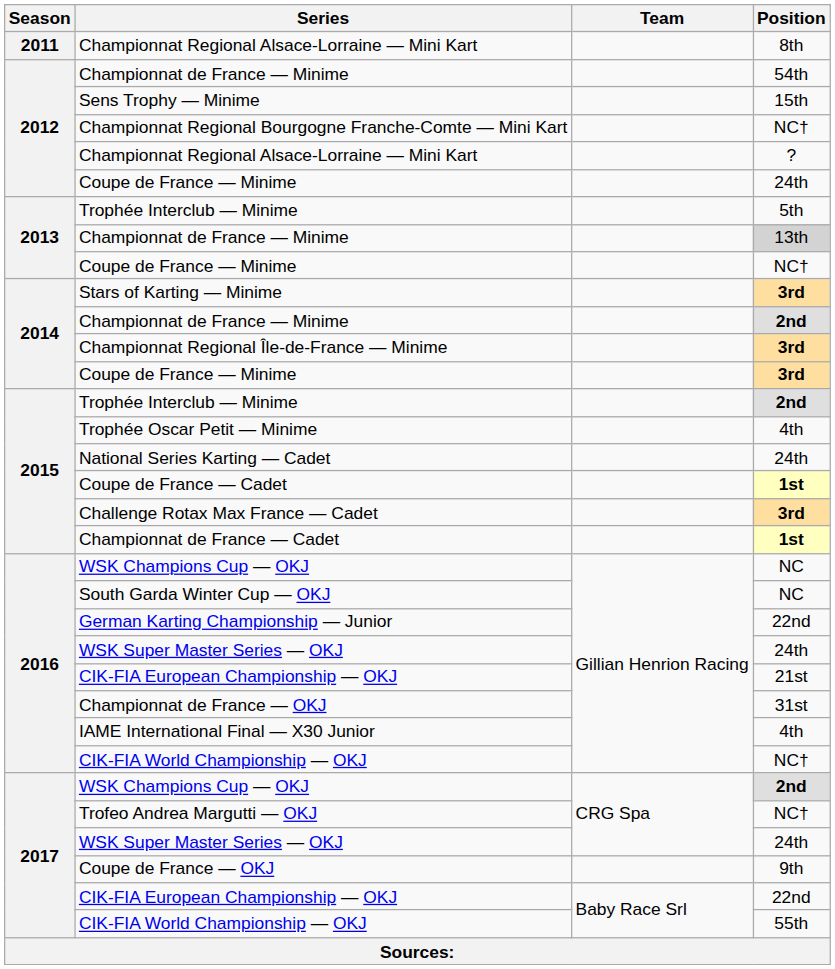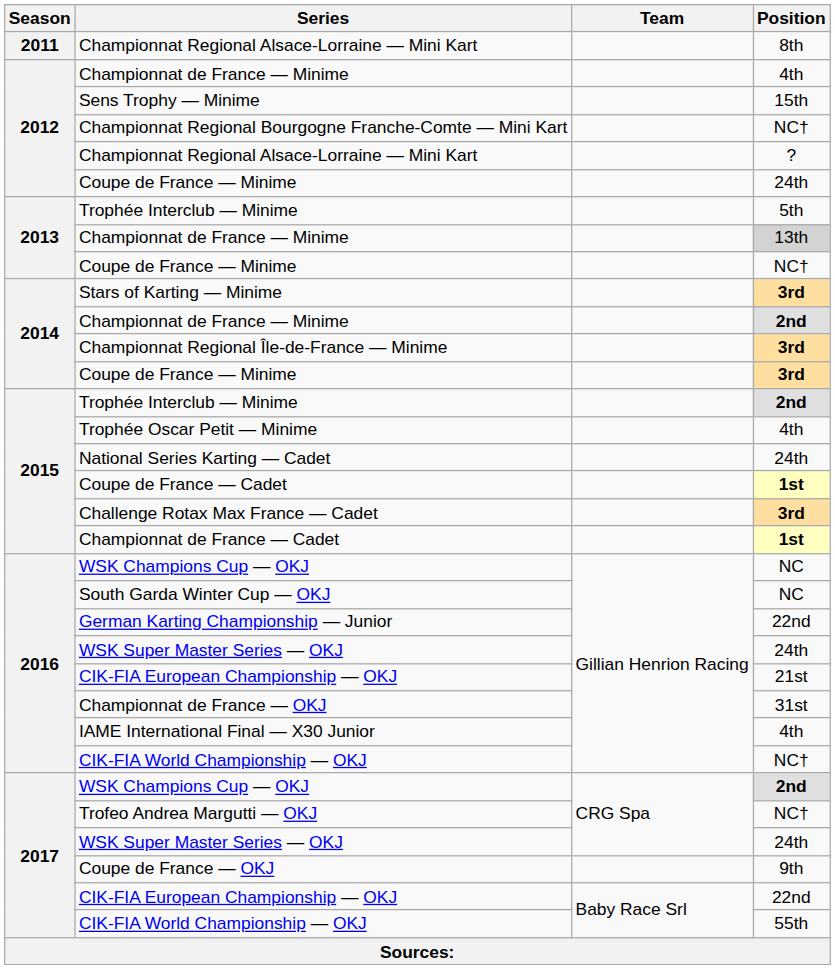(791, 73) 54th -> (791, 73) 4th
